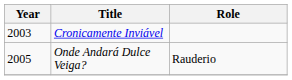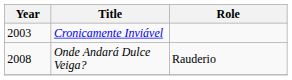(19, 58) 2005 -> (19, 58) 2008
